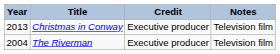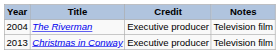rows swapped: (62, 42) <-> (77, 27)
